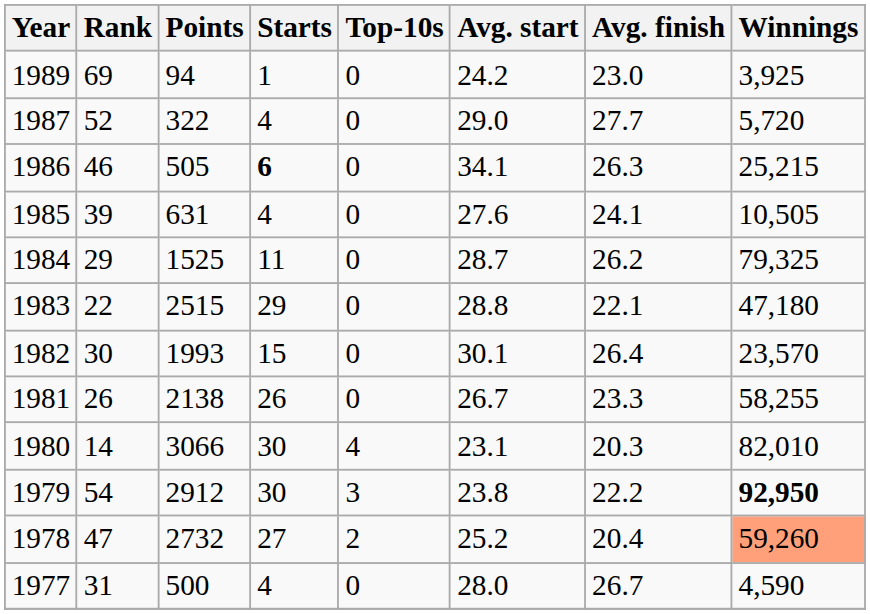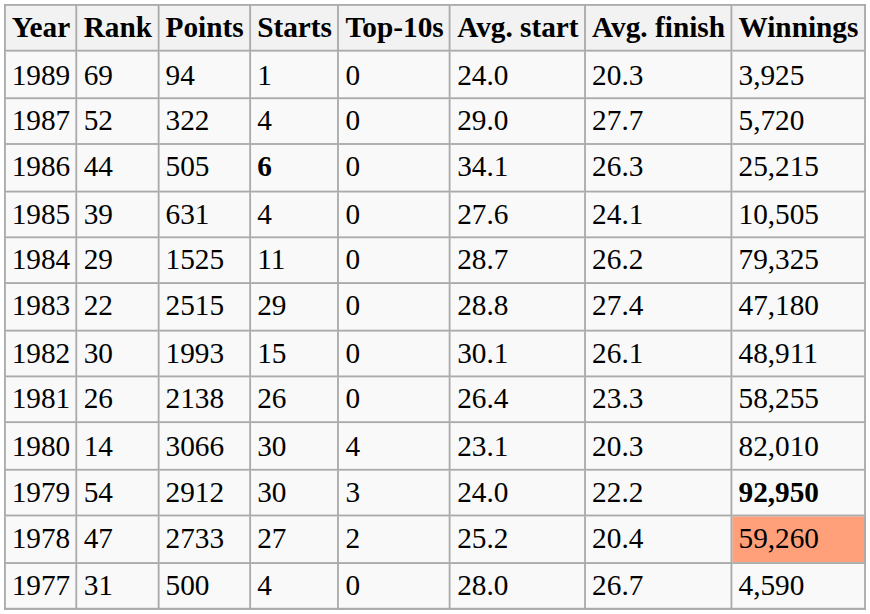(483, 74) 24.2 -> (483, 74) 24.0
(618, 74) 23.0 -> (618, 74) 20.3
(98, 167) 46 -> (98, 167) 44
(618, 306) 22.1 -> (618, 306) 27.4
(618, 352) 26.4 -> (618, 352) 26.1
(779, 352) 23,570 -> (778, 352) 48,911
(483, 399) 26.7 -> (483, 399) 26.4
(483, 492) 23.8 -> (483, 492) 24.0
(195, 538) 2732 -> (195, 538) 2733
